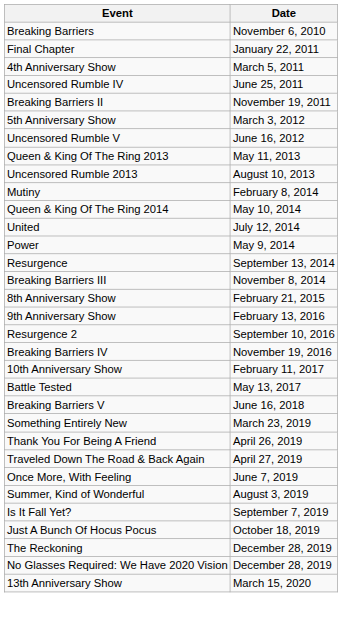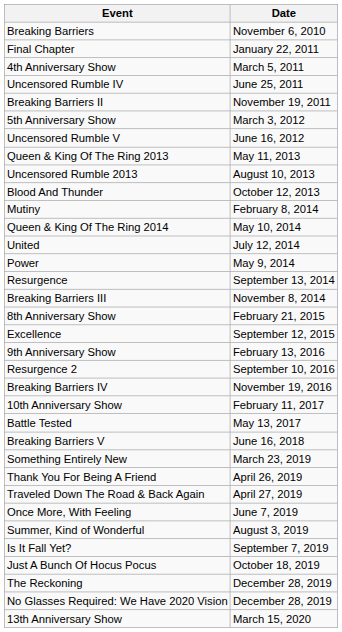+ row: (55, 192)
+ row: (34, 334)
